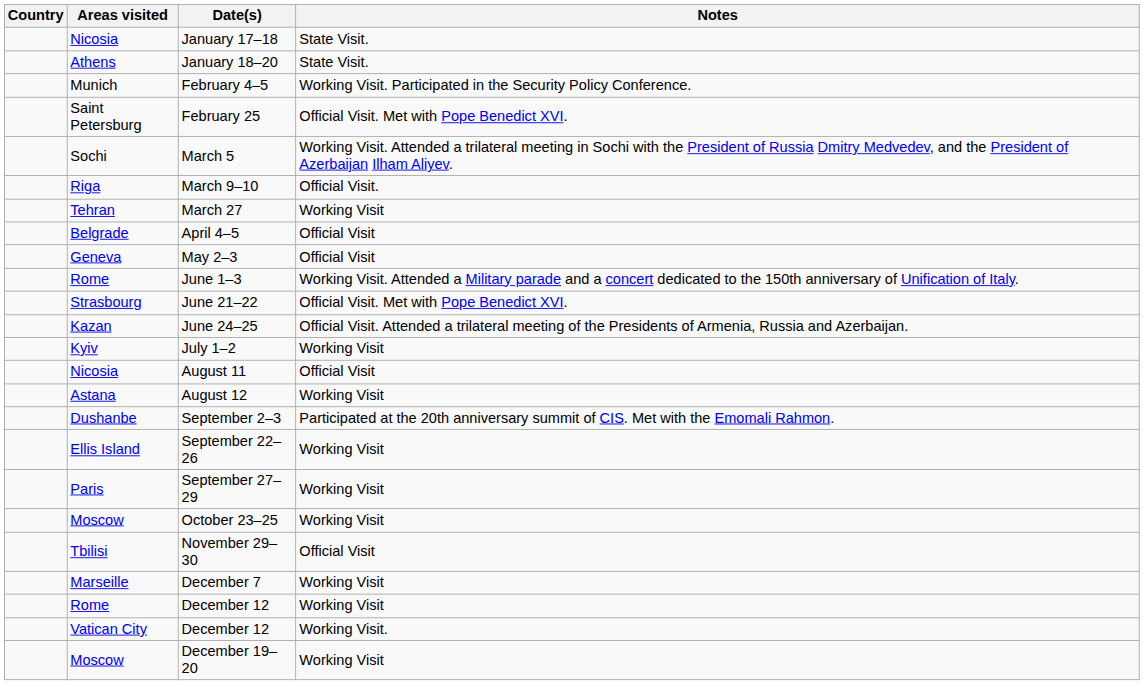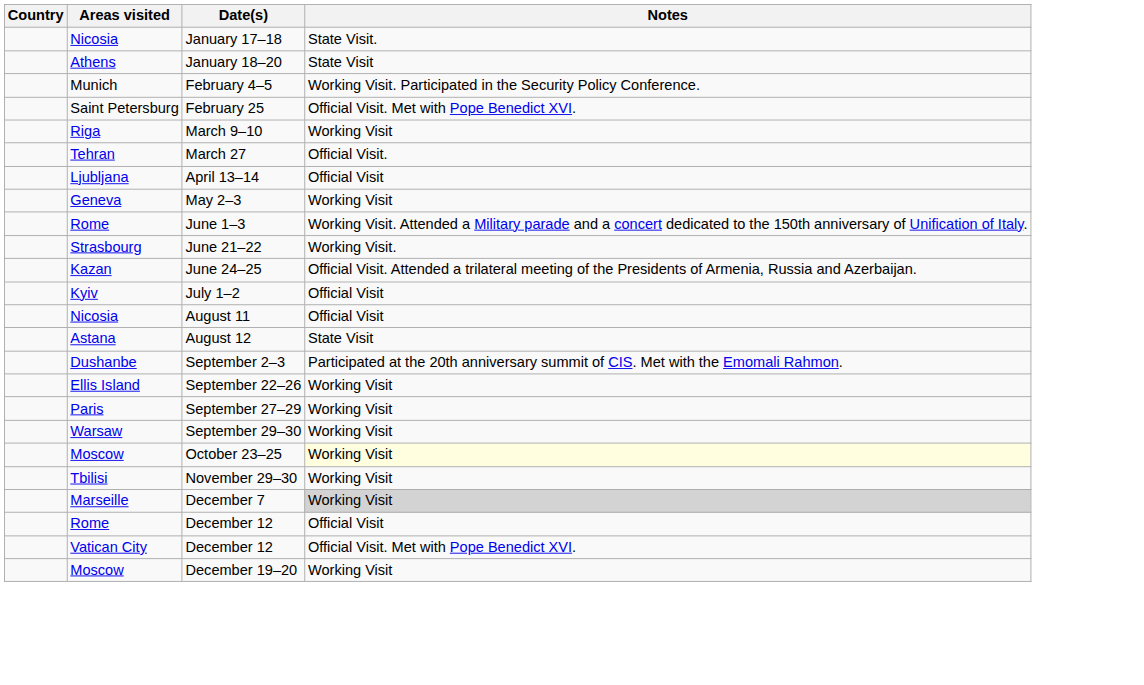(334, 62) State Visit. -> (341, 62) State Visit
- row: (89, 156)
(339, 187) Official Visit. -> (350, 131) Working Visit
(342, 210) Working Visit -> (348, 154) Official Visit.
- row: (99, 233)
+ row: (99, 177)
(337, 256) Official Visit -> (350, 200) Working Visit
(433, 302) Official Visit. Met with Pope Benedict XVI. -> (352, 246) Working Visit.
(342, 348) Working Visit -> (346, 293) Official Visit
(342, 395) Working Visit -> (341, 339) State Visit
+ row: (96, 431)
(342, 520) no background -> (350, 454) lightyellow background
(337, 551) Official Visit -> (350, 477) Working Visit
(342, 582) no background -> (350, 500) lightgrey background
(342, 605) Working Visit -> (346, 524) Official Visit
(344, 629) Working Visit. -> (442, 547) Official Visit. Met with Pope Benedict XVI.
